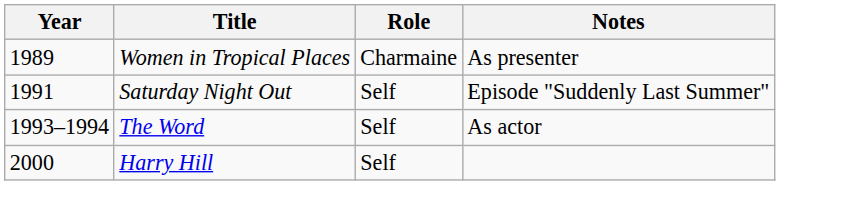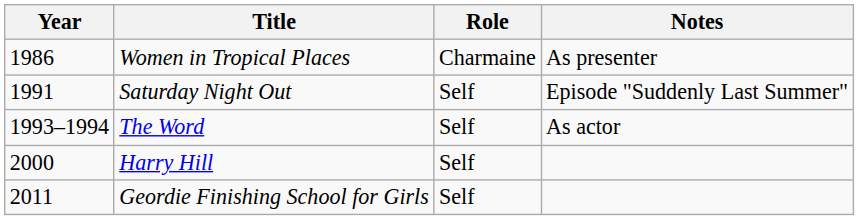(32, 57) 1989 -> (32, 57) 1986
+ row: (274, 197)
